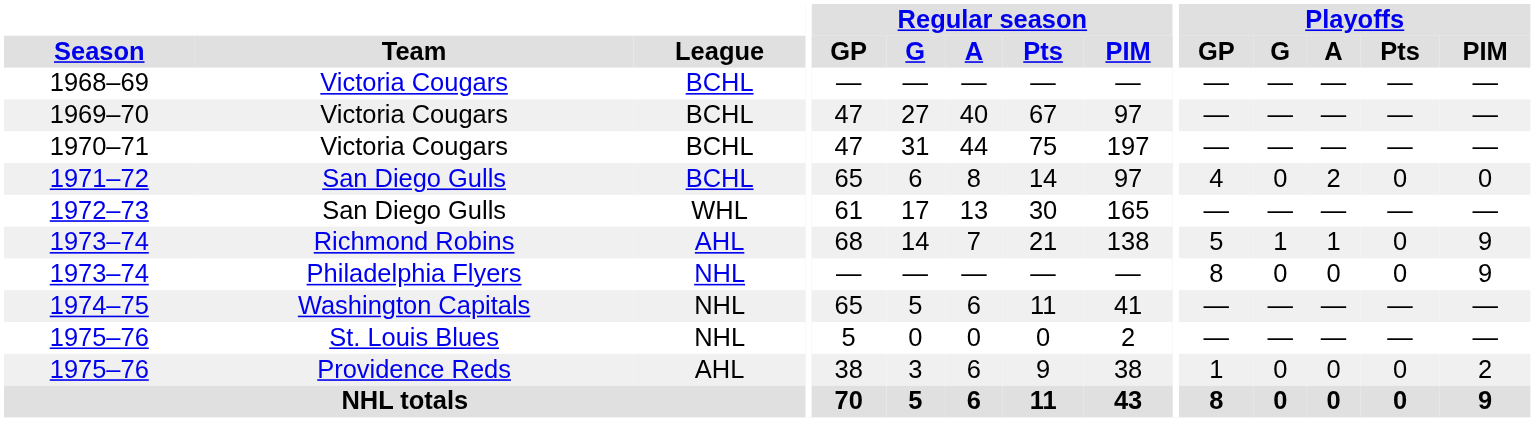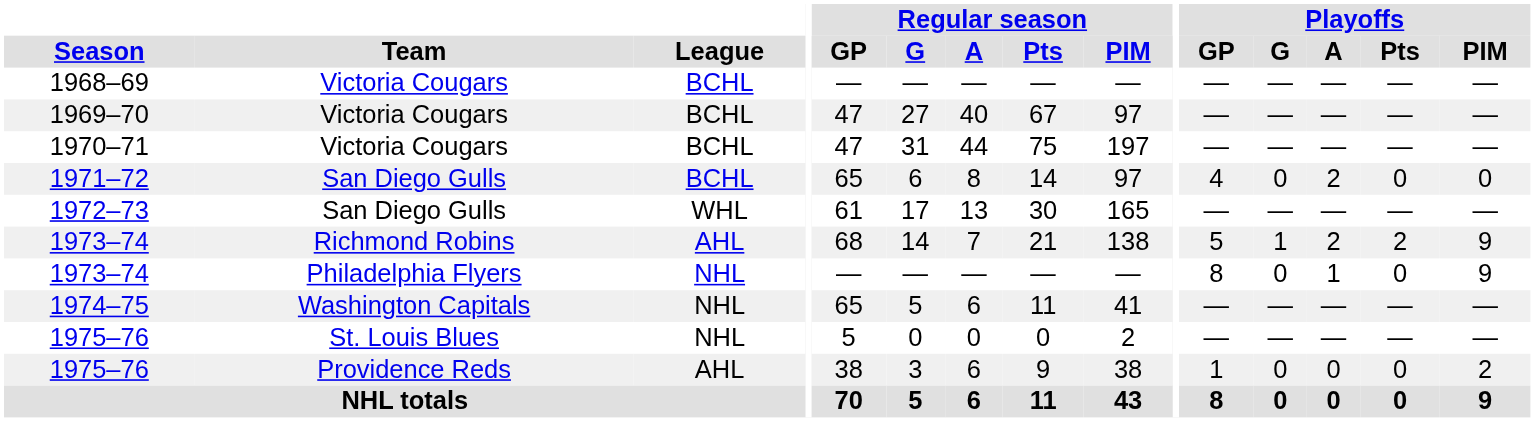(1334, 242) 1 -> (1334, 242) 2
(1400, 242) 0 -> (1400, 242) 2
(1334, 274) 0 -> (1334, 274) 1
